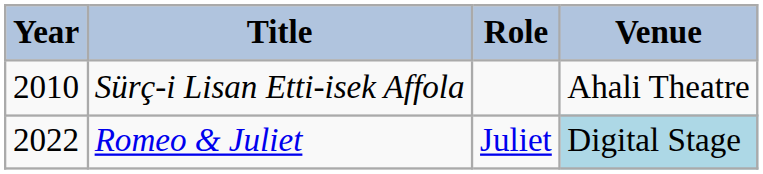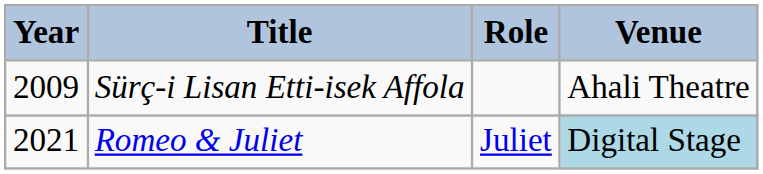(46, 86) 2010 -> (46, 86) 2009
(46, 141) 2022 -> (46, 141) 2021
